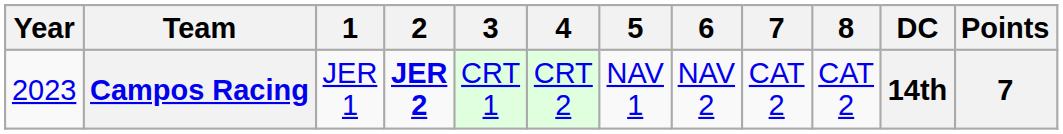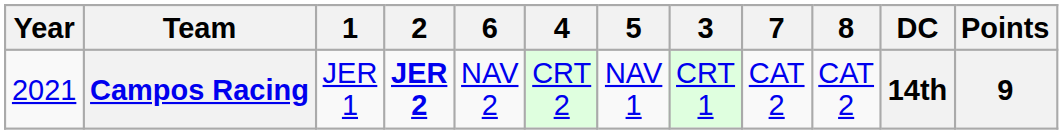columns swapped: (491, 27) <-> (706, 27)
(44, 89) 2023 -> (44, 89) 2021
(1005, 89) 7 -> (1005, 89) 9
